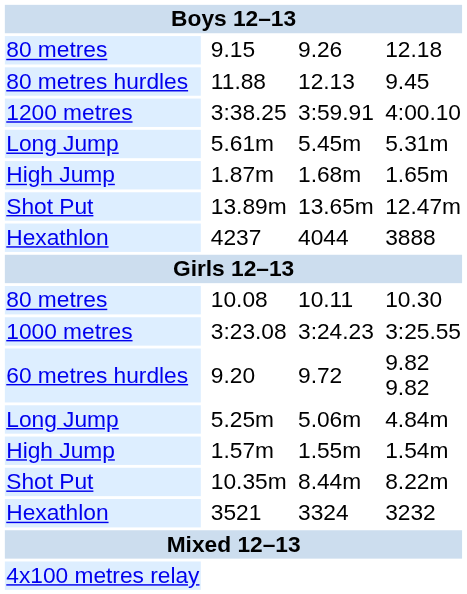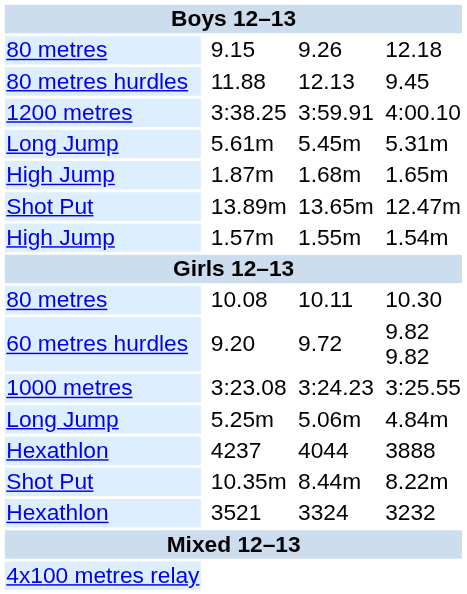rows swapped: (57, 237) <-> (61, 450)
rows swapped: (97, 375) <-> (69, 331)
